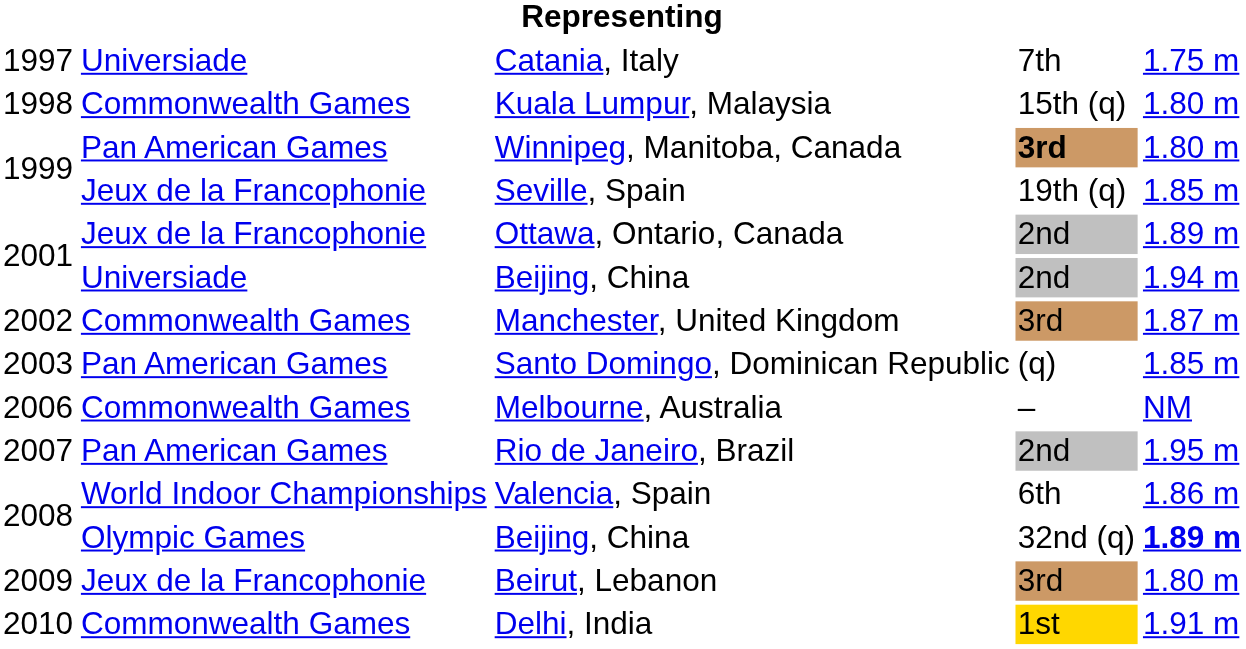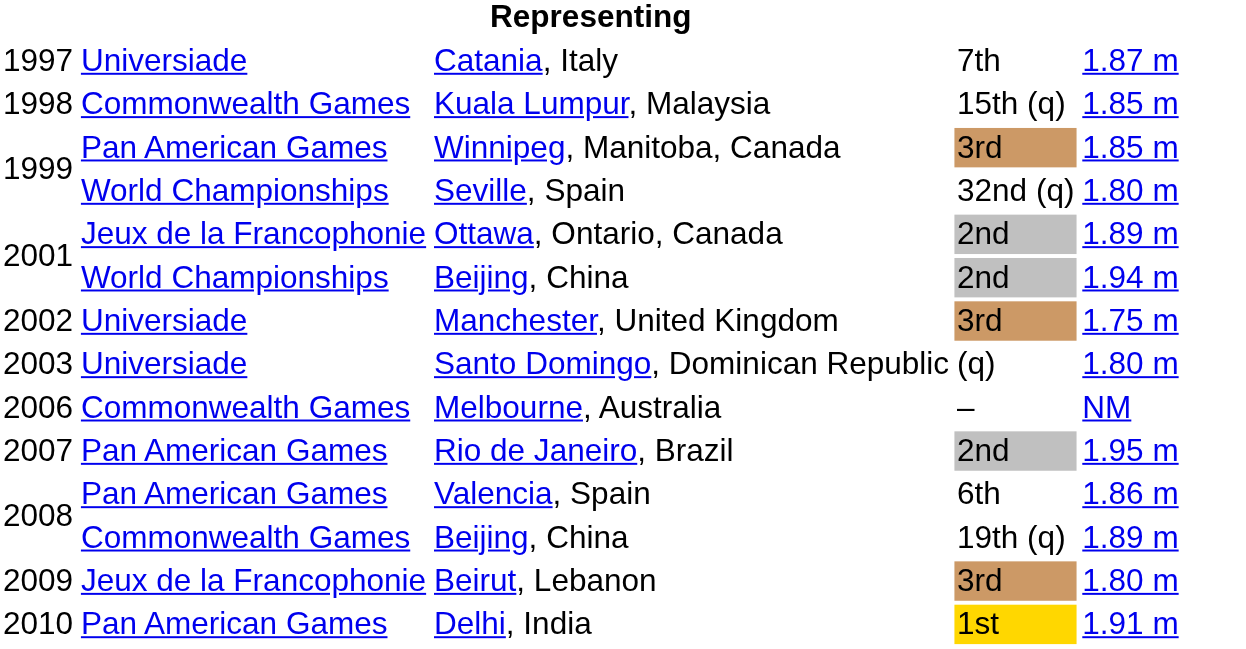(1191, 60) 1.75 m -> (1130, 60) 1.87 m
(1191, 103) 1.80 m -> (1130, 103) 1.85 m
(1042, 147) bold -> (980, 147) normal
(1191, 147) 1.80 m -> (1130, 147) 1.85 m
(254, 190) Jeux de la Francophonie -> (235, 190) World Championships
(1072, 190) 19th (q) -> (1016, 190) 32nd (q)
(1191, 190) 1.85 m -> (1130, 190) 1.80 m
(164, 277) Universiade -> (235, 277) World Championships
(246, 320) Commonwealth Games -> (164, 320) Universiade
(1191, 320) 1.87 m -> (1130, 320) 1.75 m
(234, 363) Pan American Games -> (164, 363) Universiade
(1191, 363) 1.85 m -> (1130, 363) 1.80 m
(284, 493) World Indoor Championships -> (234, 493) Pan American Games
(193, 537) Olympic Games -> (246, 537) Commonwealth Games
(1076, 537) 32nd (q) -> (1011, 537) 19th (q)
(1192, 537) bold -> (1130, 537) normal
(246, 623) Commonwealth Games -> (234, 623) Pan American Games
